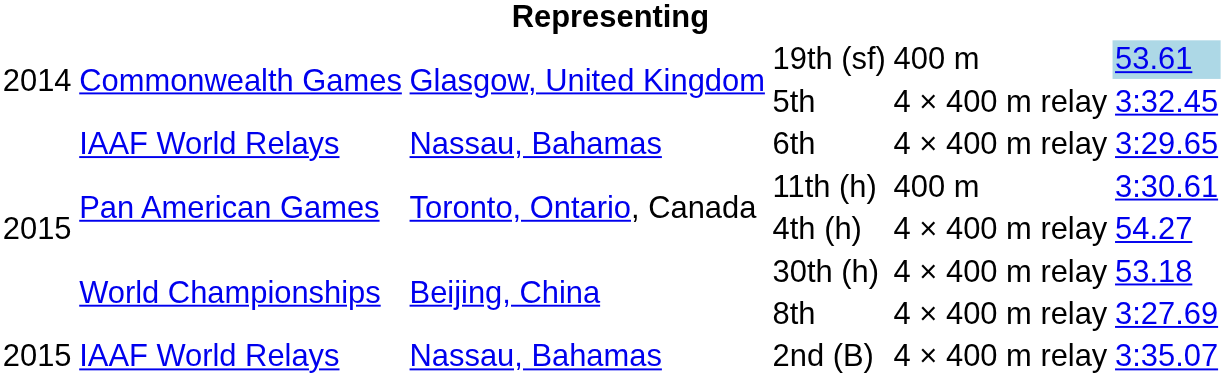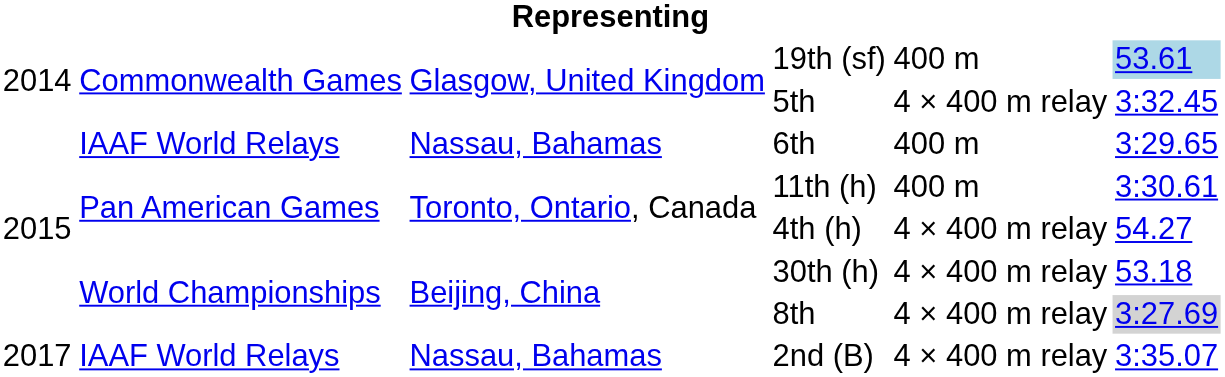(1000, 144) 4 × 400 m relay -> (937, 144) 400 m
(1167, 313) no background -> (1167, 313) lightgrey background
(37, 356) 2015 -> (37, 356) 2017
